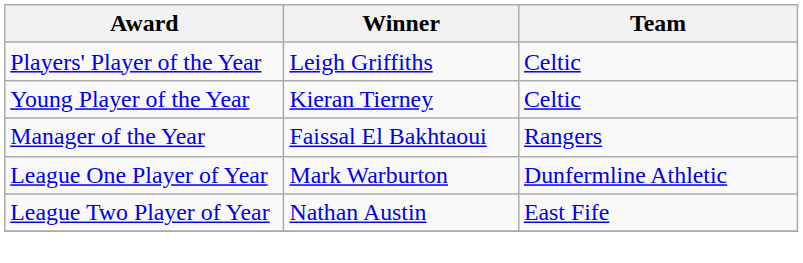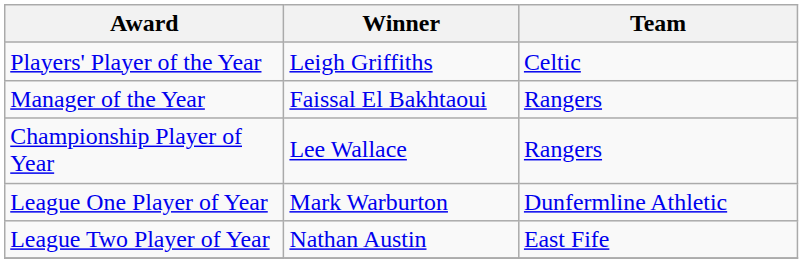- row: (130, 99)
+ row: (126, 150)
